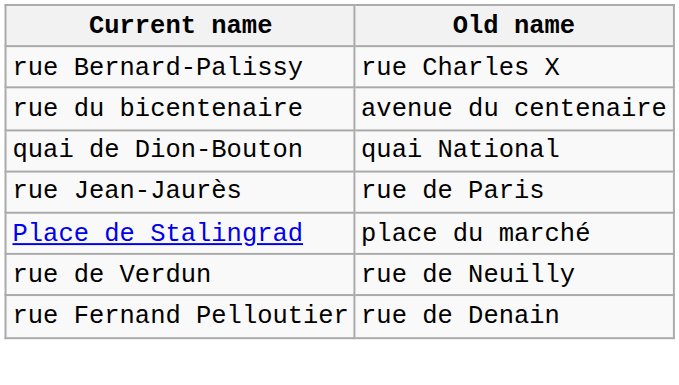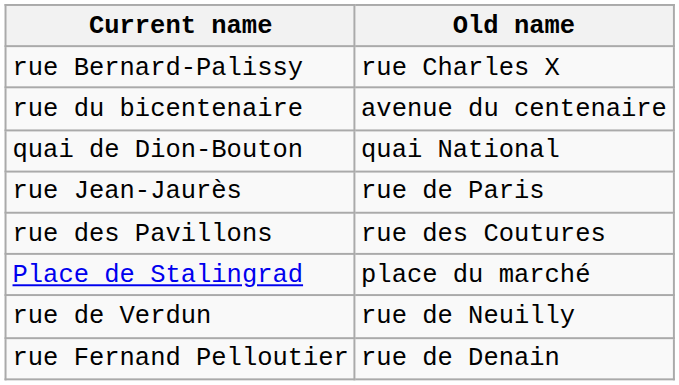+ row: (142, 233)
